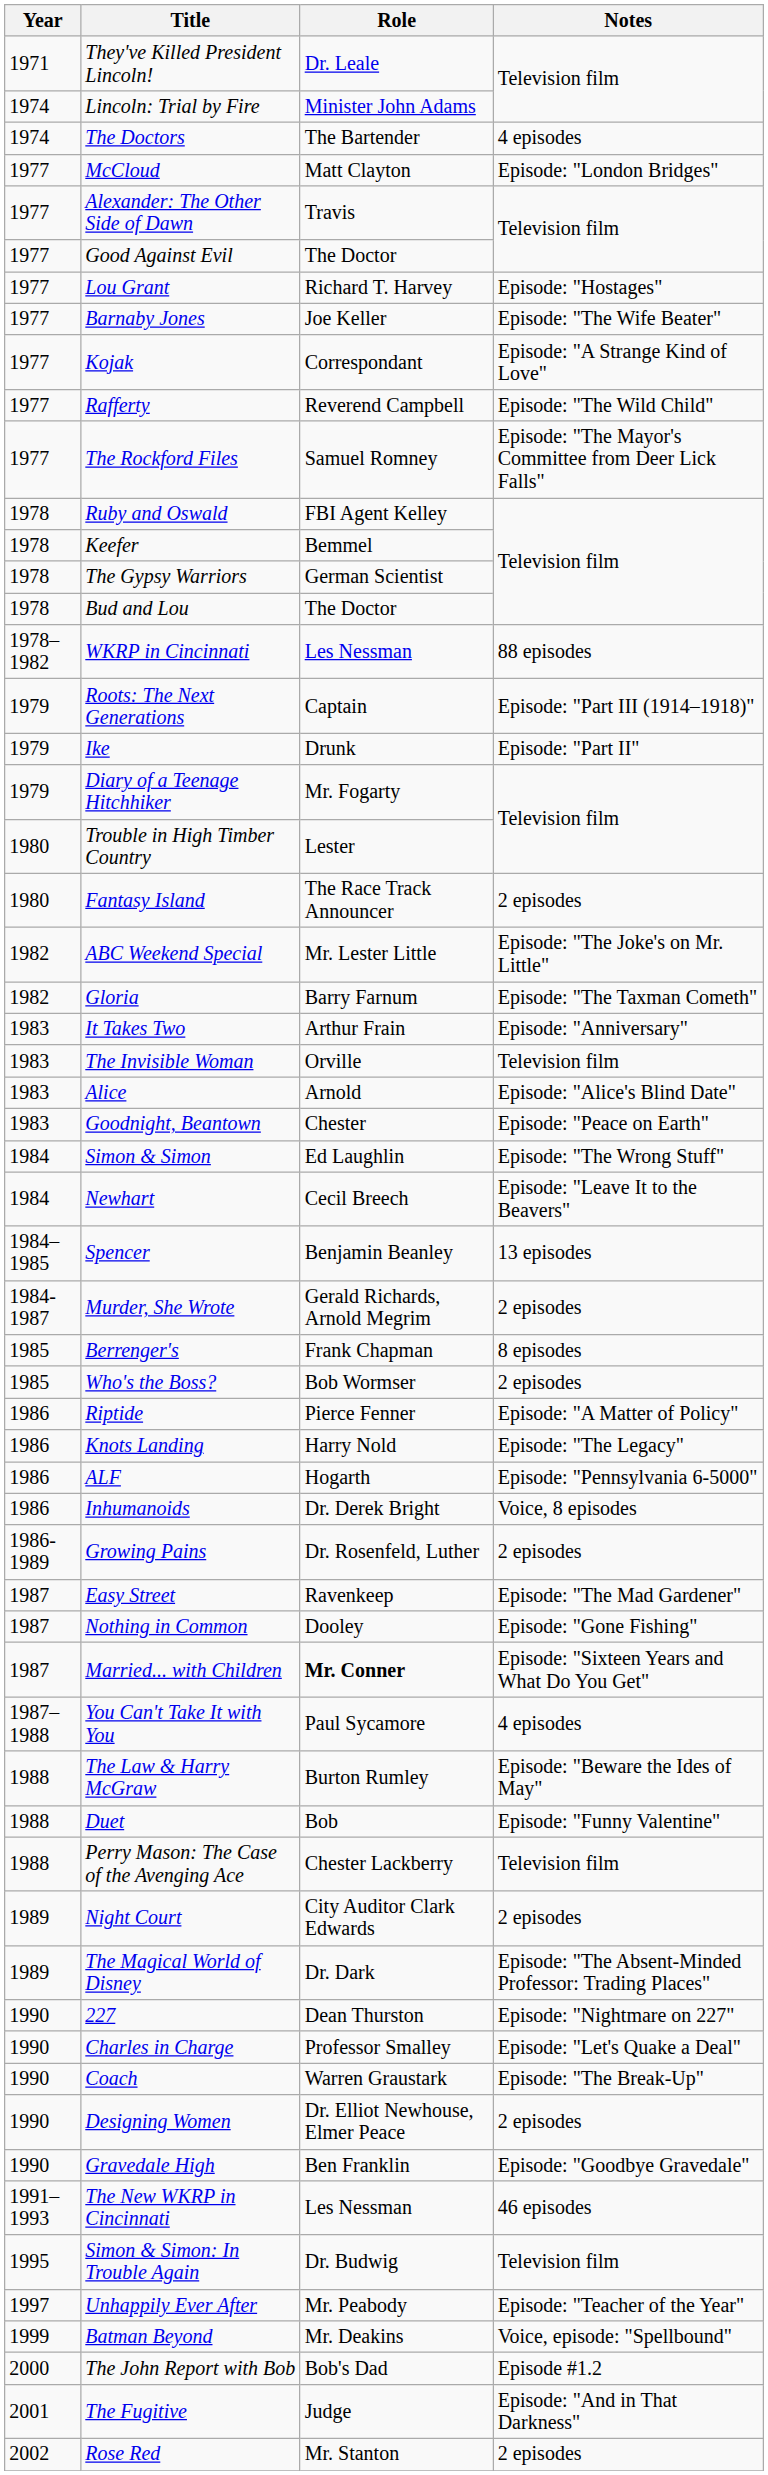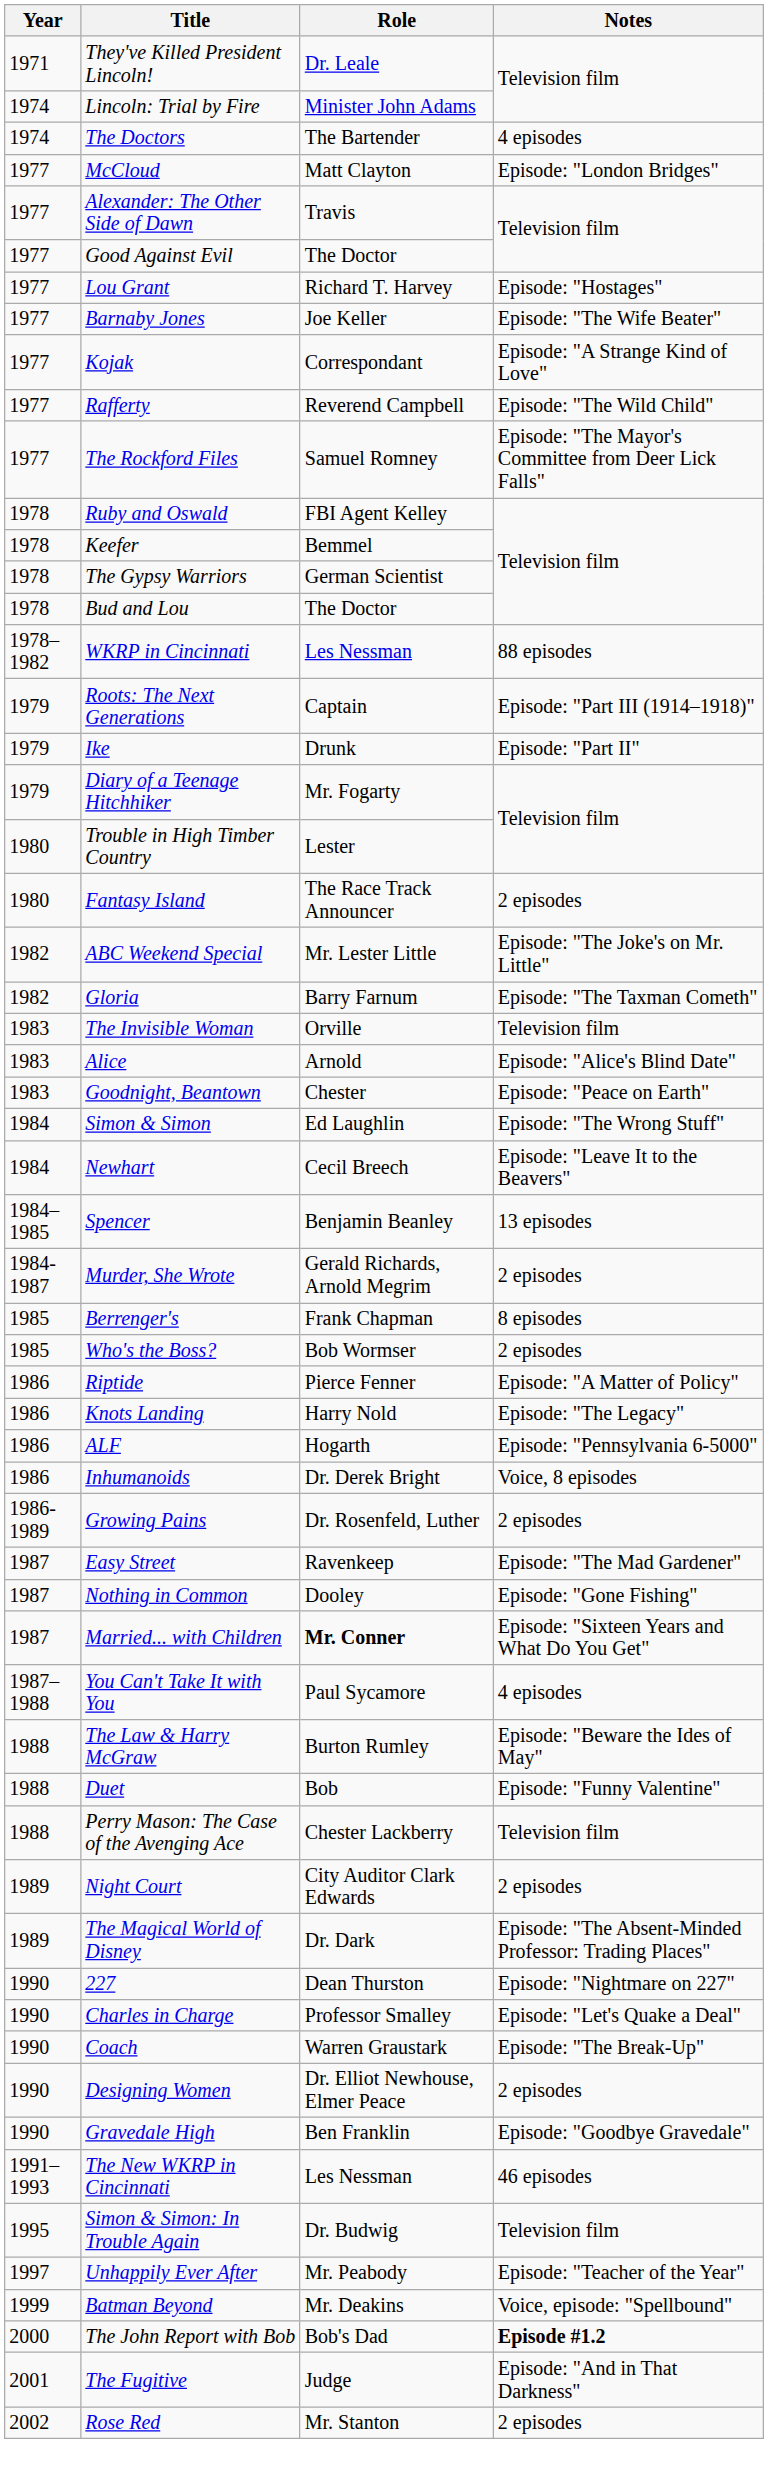- row: (135, 1029)
(550, 2368) normal -> (552, 2336) bold
